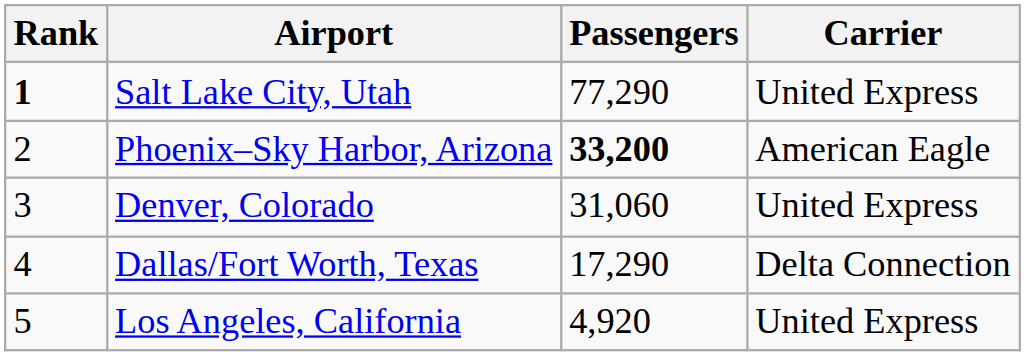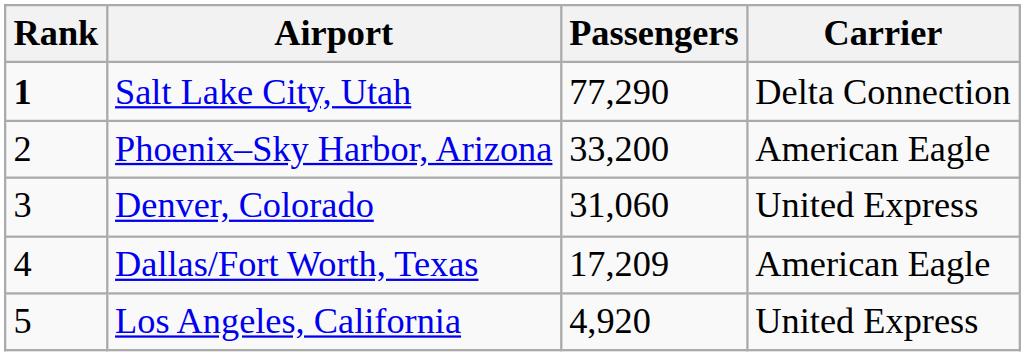(867, 90) United Express -> (883, 90) Delta Connection
(619, 148) bold -> (619, 148) normal
(619, 263) 17,290 -> (619, 263) 17,209
(883, 263) Delta Connection -> (873, 263) American Eagle
